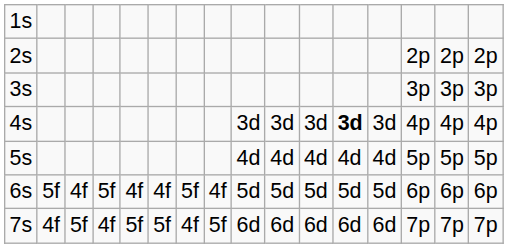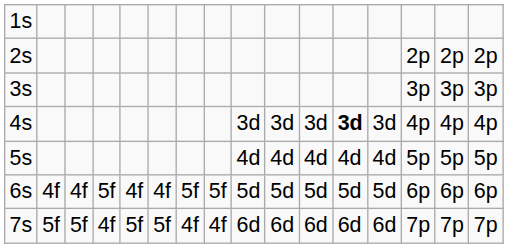(51, 191) 5f -> (51, 191) 4f
(218, 191) 4f -> (218, 191) 5f
(51, 225) 4f -> (51, 225) 5f
(218, 225) 5f -> (218, 225) 4f
